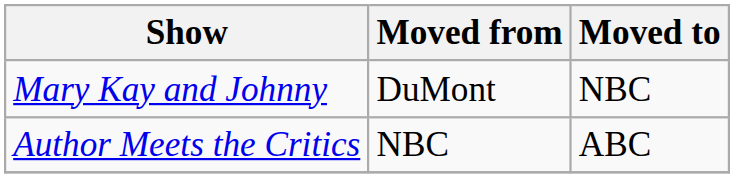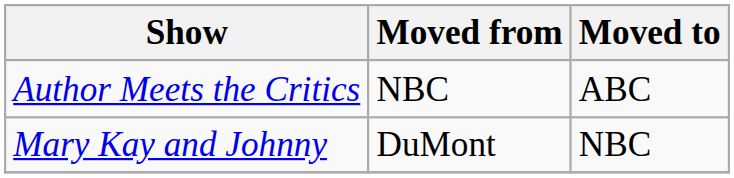rows swapped: (187, 144) <-> (170, 88)
